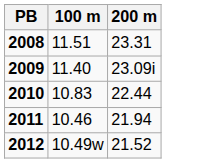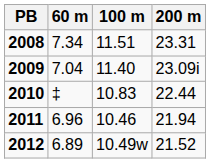+ column: (70, 17)
